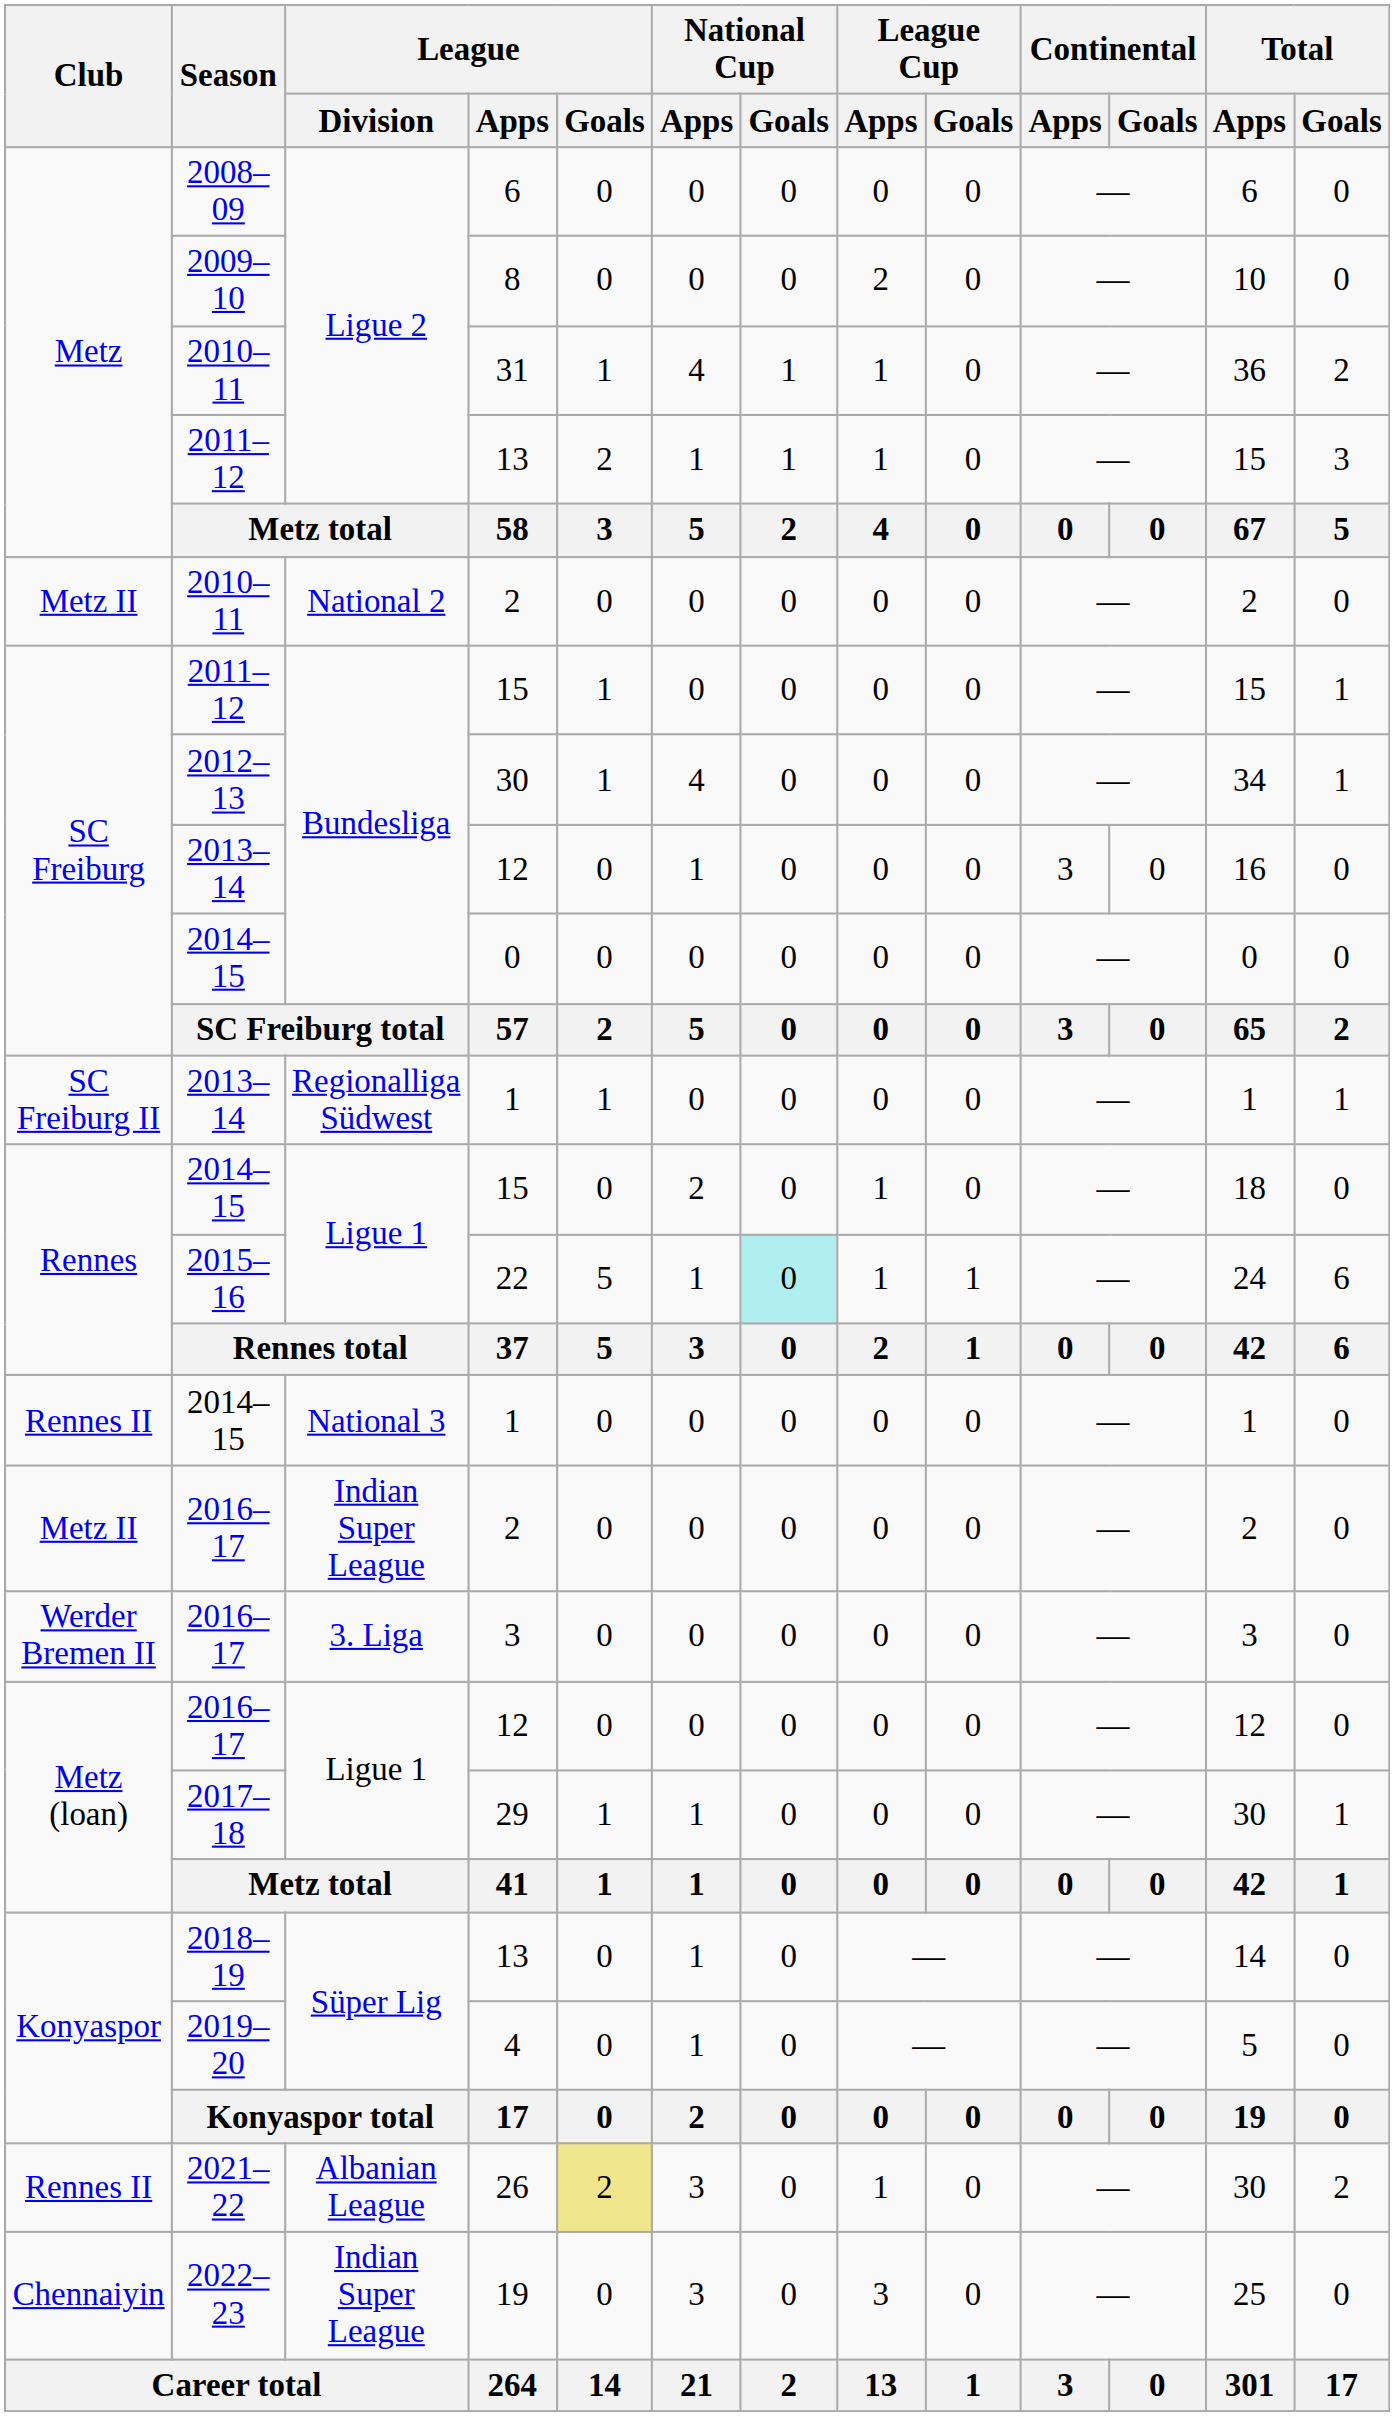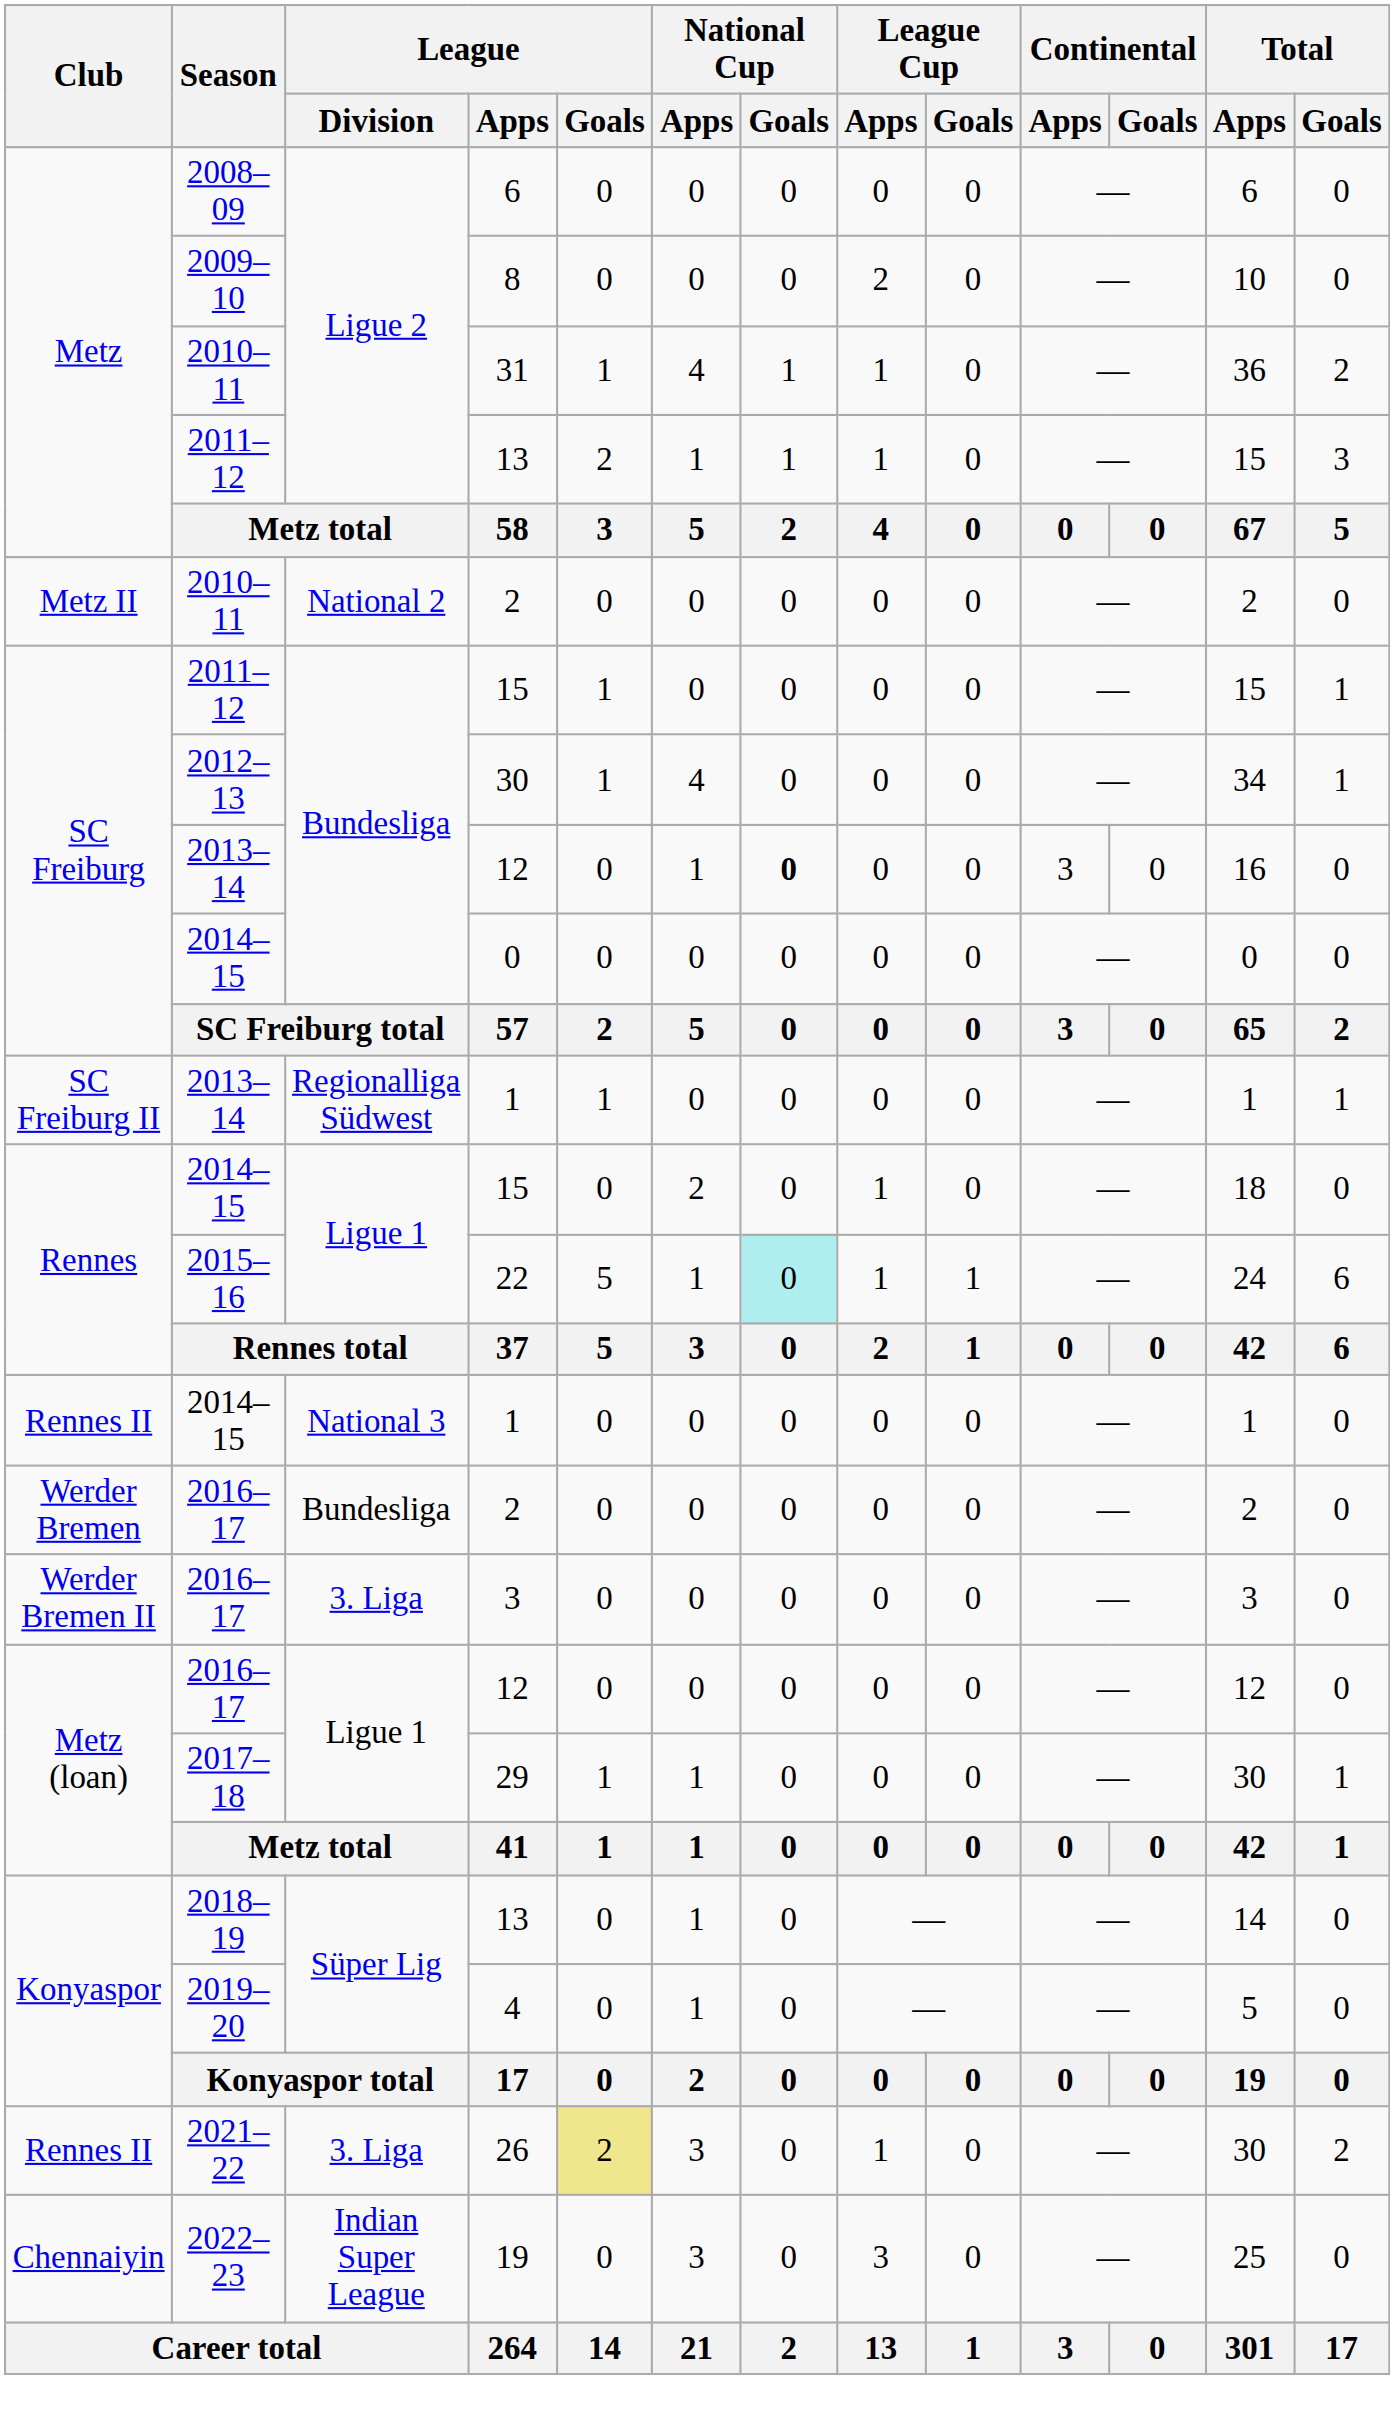(789, 868) normal -> (789, 868) bold
(89, 1527) Metz II -> (89, 1509) Werder Bremen
(376, 1527) Indian Super League -> (376, 1509) Bundesliga
(376, 2186) Albanian League -> (376, 2149) 3. Liga
